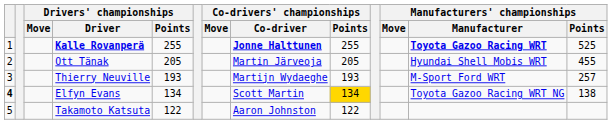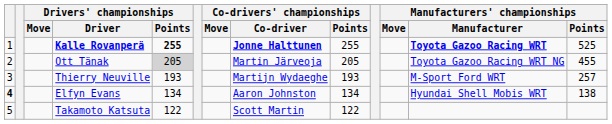(173, 45) normal -> (173, 45) bold
(173, 62) no background -> (173, 62) lightgrey background
(479, 62) Hyundai Shell Mobis WRT -> (488, 62) Toyota Gazoo Racing WRT NG
(268, 95) Scott Martin -> (274, 95) Aaron Johnston
(350, 95) gold background -> (350, 95) no background
(488, 95) Toyota Gazoo Racing WRT NG -> (479, 95) Hyundai Shell Mobis WRT
(274, 111) Aaron Johnston -> (268, 111) Scott Martin
